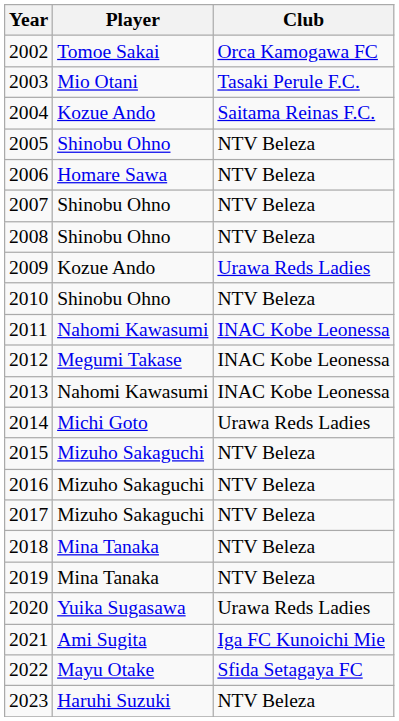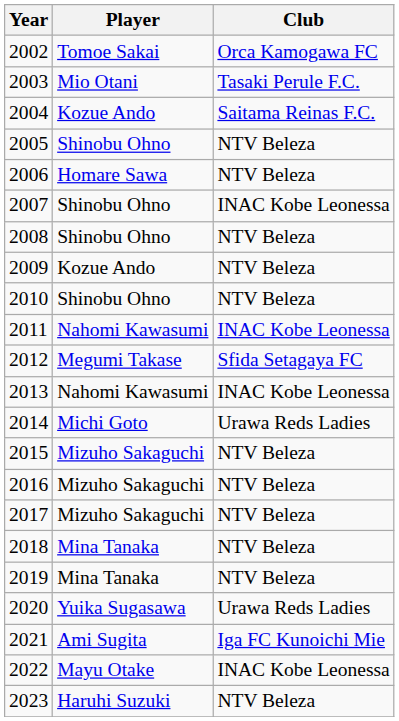(266, 205) NTV Beleza -> (304, 205) INAC Kobe Leonessa
(294, 267) Urawa Reds Ladies -> (266, 267) NTV Beleza
(304, 360) INAC Kobe Leonessa -> (290, 360) Sfida Setagaya FC
(290, 670) Sfida Setagaya FC -> (304, 670) INAC Kobe Leonessa
